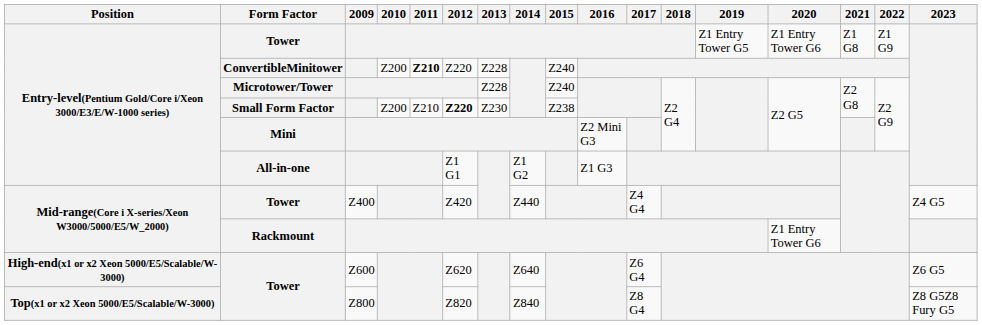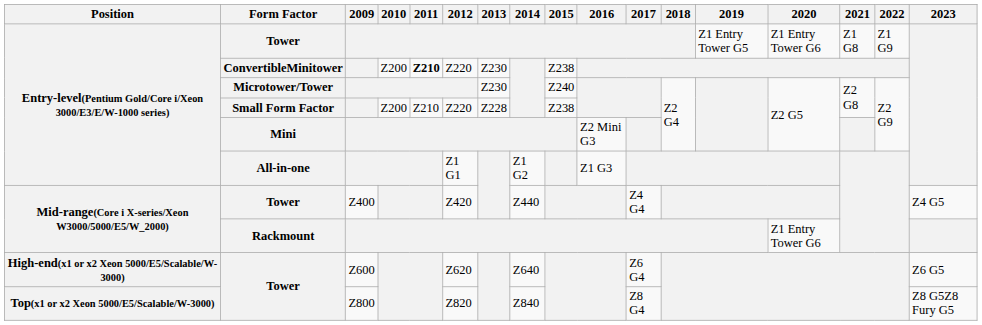(494, 68) Z228 -> (494, 68) Z230
(561, 68) Z240 -> (561, 68) Z238
(494, 87) Z228 -> (494, 87) Z230
(459, 107) bold -> (459, 107) normal
(494, 107) Z230 -> (494, 107) Z228
